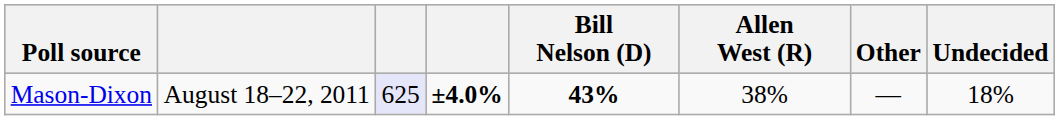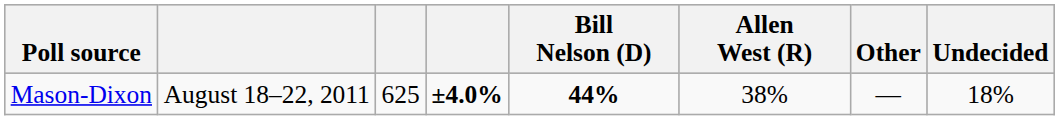(401, 93) lavender background -> (401, 93) no background
(594, 93) 43% -> (594, 93) 44%
